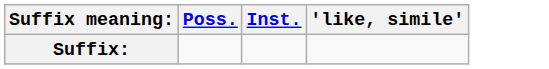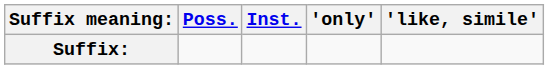+ column: (343, 20)
